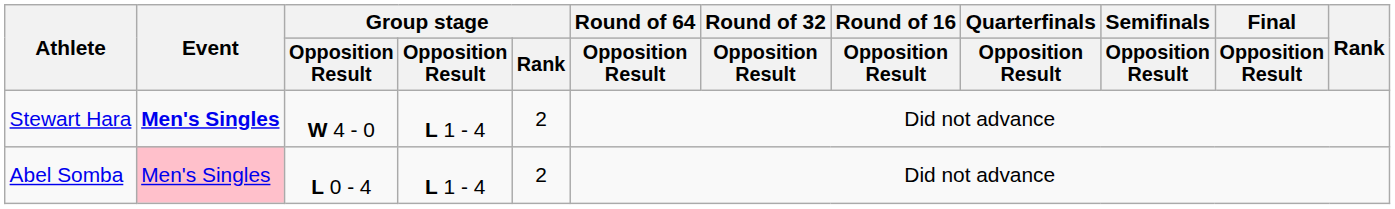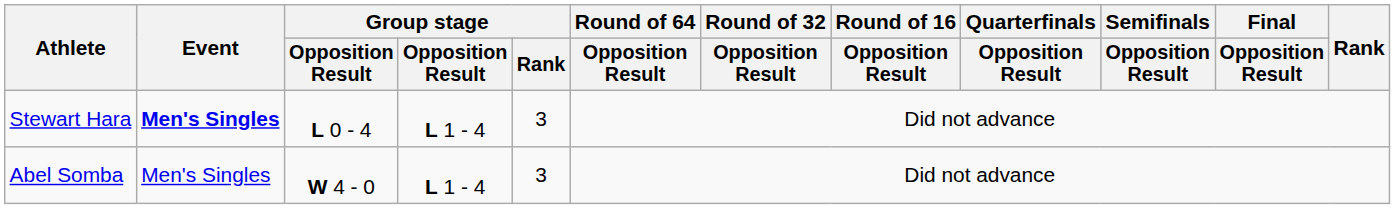(341, 131) W 4 - 0 -> (341, 131) L 0 - 4
(541, 119) 2 -> (541, 119) 3
(206, 175) pink background -> (206, 175) no background
(341, 187) L 0 - 4 -> (341, 187) W 4 - 0
(541, 175) 2 -> (541, 175) 3
